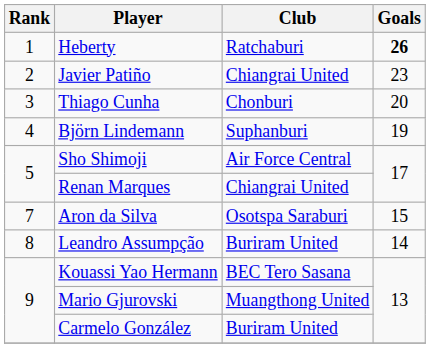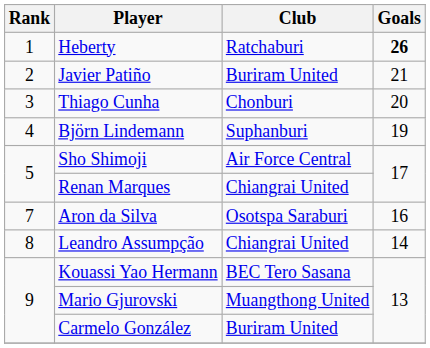(287, 74) Chiangrai United -> (282, 74) Buriram United
(399, 74) 23 -> (399, 74) 21
(399, 215) 15 -> (399, 215) 16
(282, 243) Buriram United -> (287, 243) Chiangrai United
